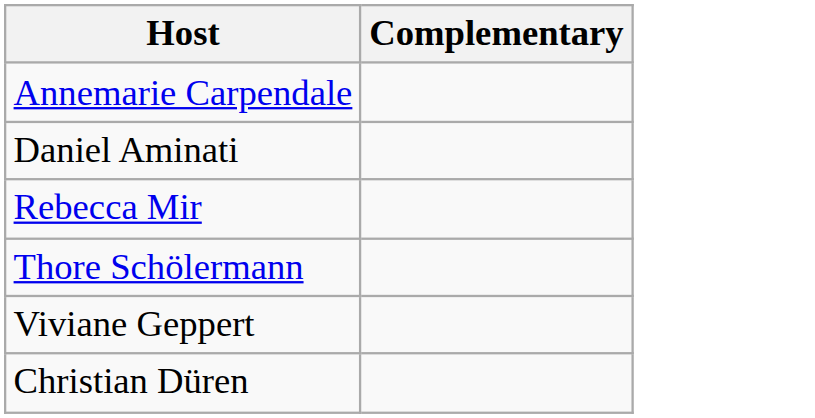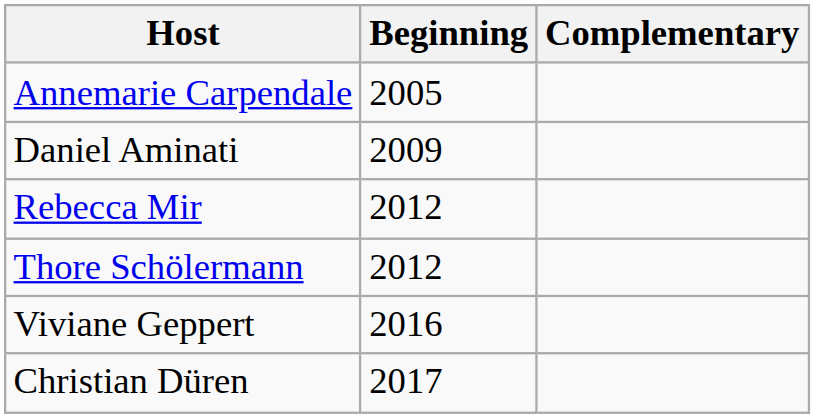+ column: (449, 33)
